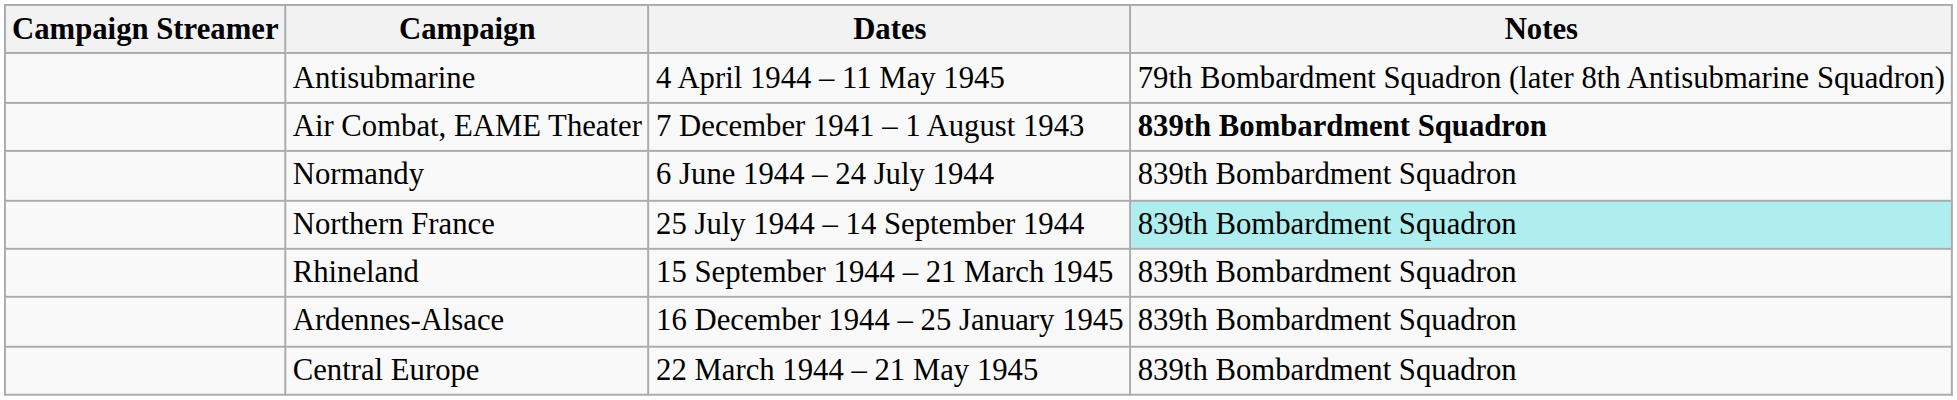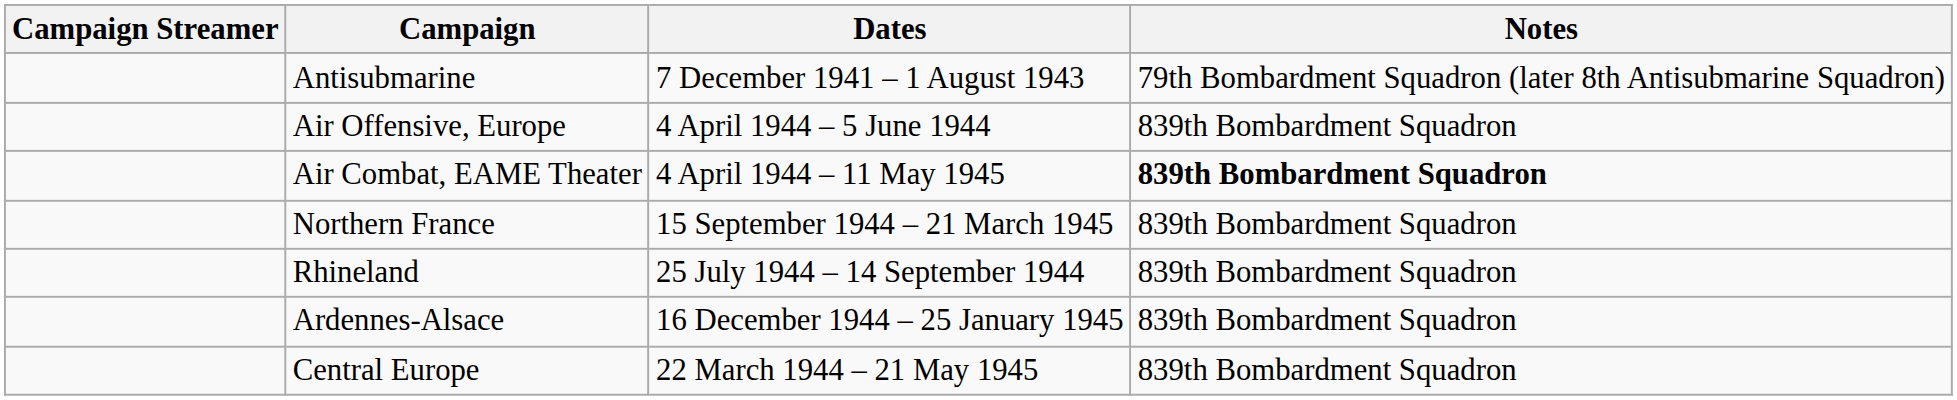(830, 77) 4 April 1944 – 11 May 1945 -> (870, 77) 7 December 1941 – 1 August 1943
+ row: (429, 126)
(870, 126) 7 December 1941 – 1 August 1943 -> (830, 175) 4 April 1944 – 11 May 1945
- row: (358, 175)
(870, 223) 25 July 1944 – 14 September 1944 -> (885, 223) 15 September 1944 – 21 March 1945
(1327, 223) paleturquoise background -> (1327, 223) no background
(885, 272) 15 September 1944 – 21 March 1945 -> (870, 272) 25 July 1944 – 14 September 1944
